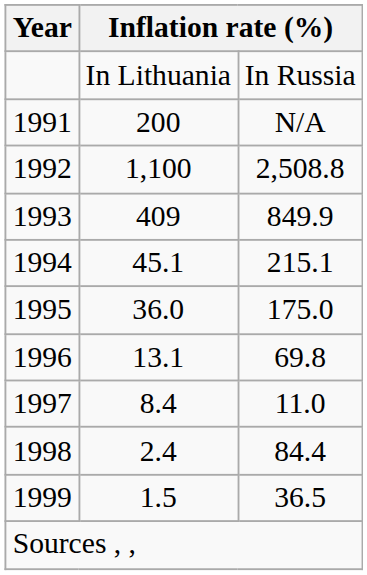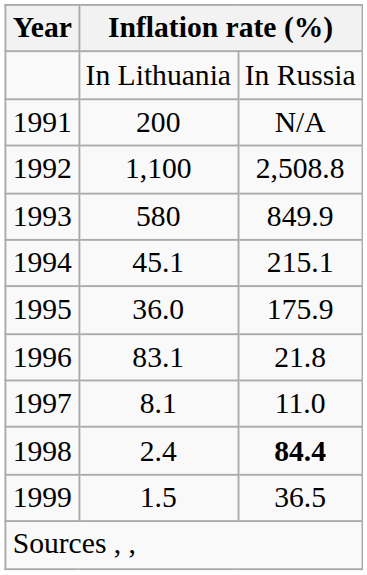(158, 215) 409 -> (158, 215) 580
(300, 309) 175.0 -> (300, 309) 175.9
(158, 356) 13.1 -> (158, 356) 83.1
(300, 356) 69.8 -> (300, 356) 21.8
(158, 403) 8.4 -> (158, 403) 8.1
(300, 450) normal -> (300, 450) bold
